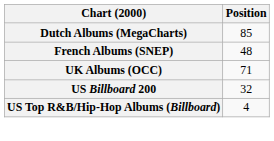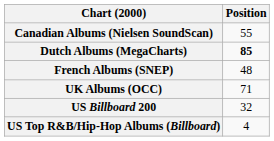+ row: (114, 32)
(246, 32) normal -> (246, 51) bold
